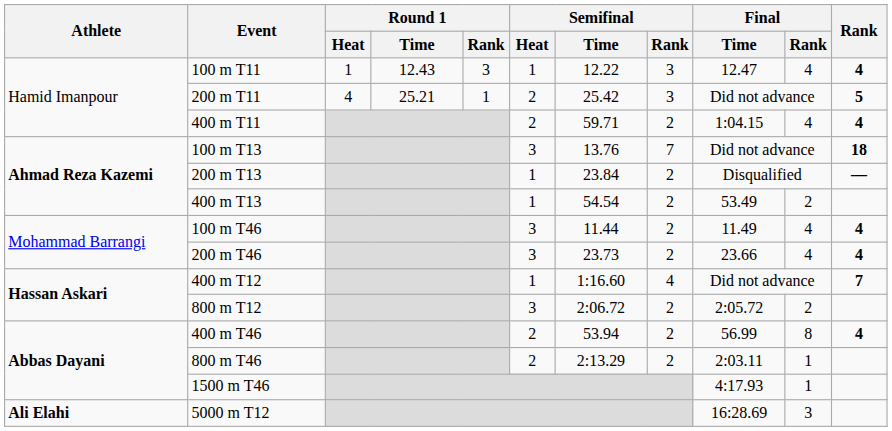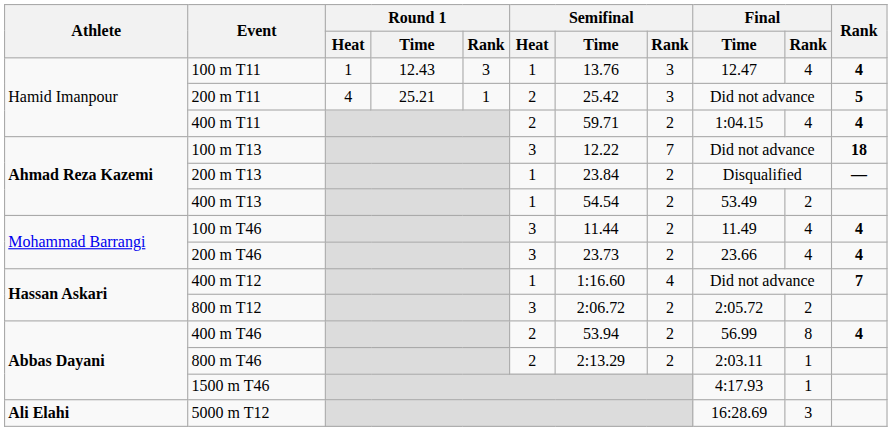(601, 70) 12.22 -> (601, 70) 13.76
(601, 149) 13.76 -> (601, 149) 12.22
